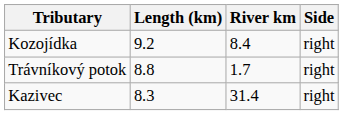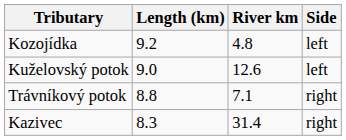(240, 43) 8.4 -> (243, 43) 4.8
(319, 43) right -> (317, 43) left
+ row: (69, 69)
(240, 69) 1.7 -> (243, 95) 7.1
